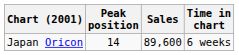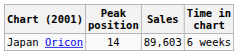(163, 42) 89,600 -> (163, 42) 89,603
